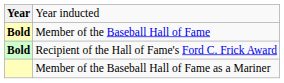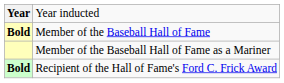rows swapped: (153, 68) <-> (156, 50)
